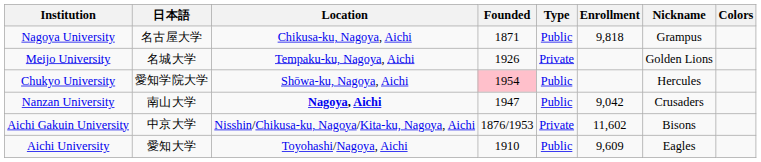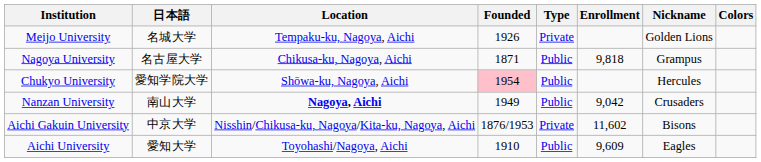rows swapped: (68, 59) <-> (68, 37)
(507, 102) 1947 -> (507, 102) 1949
